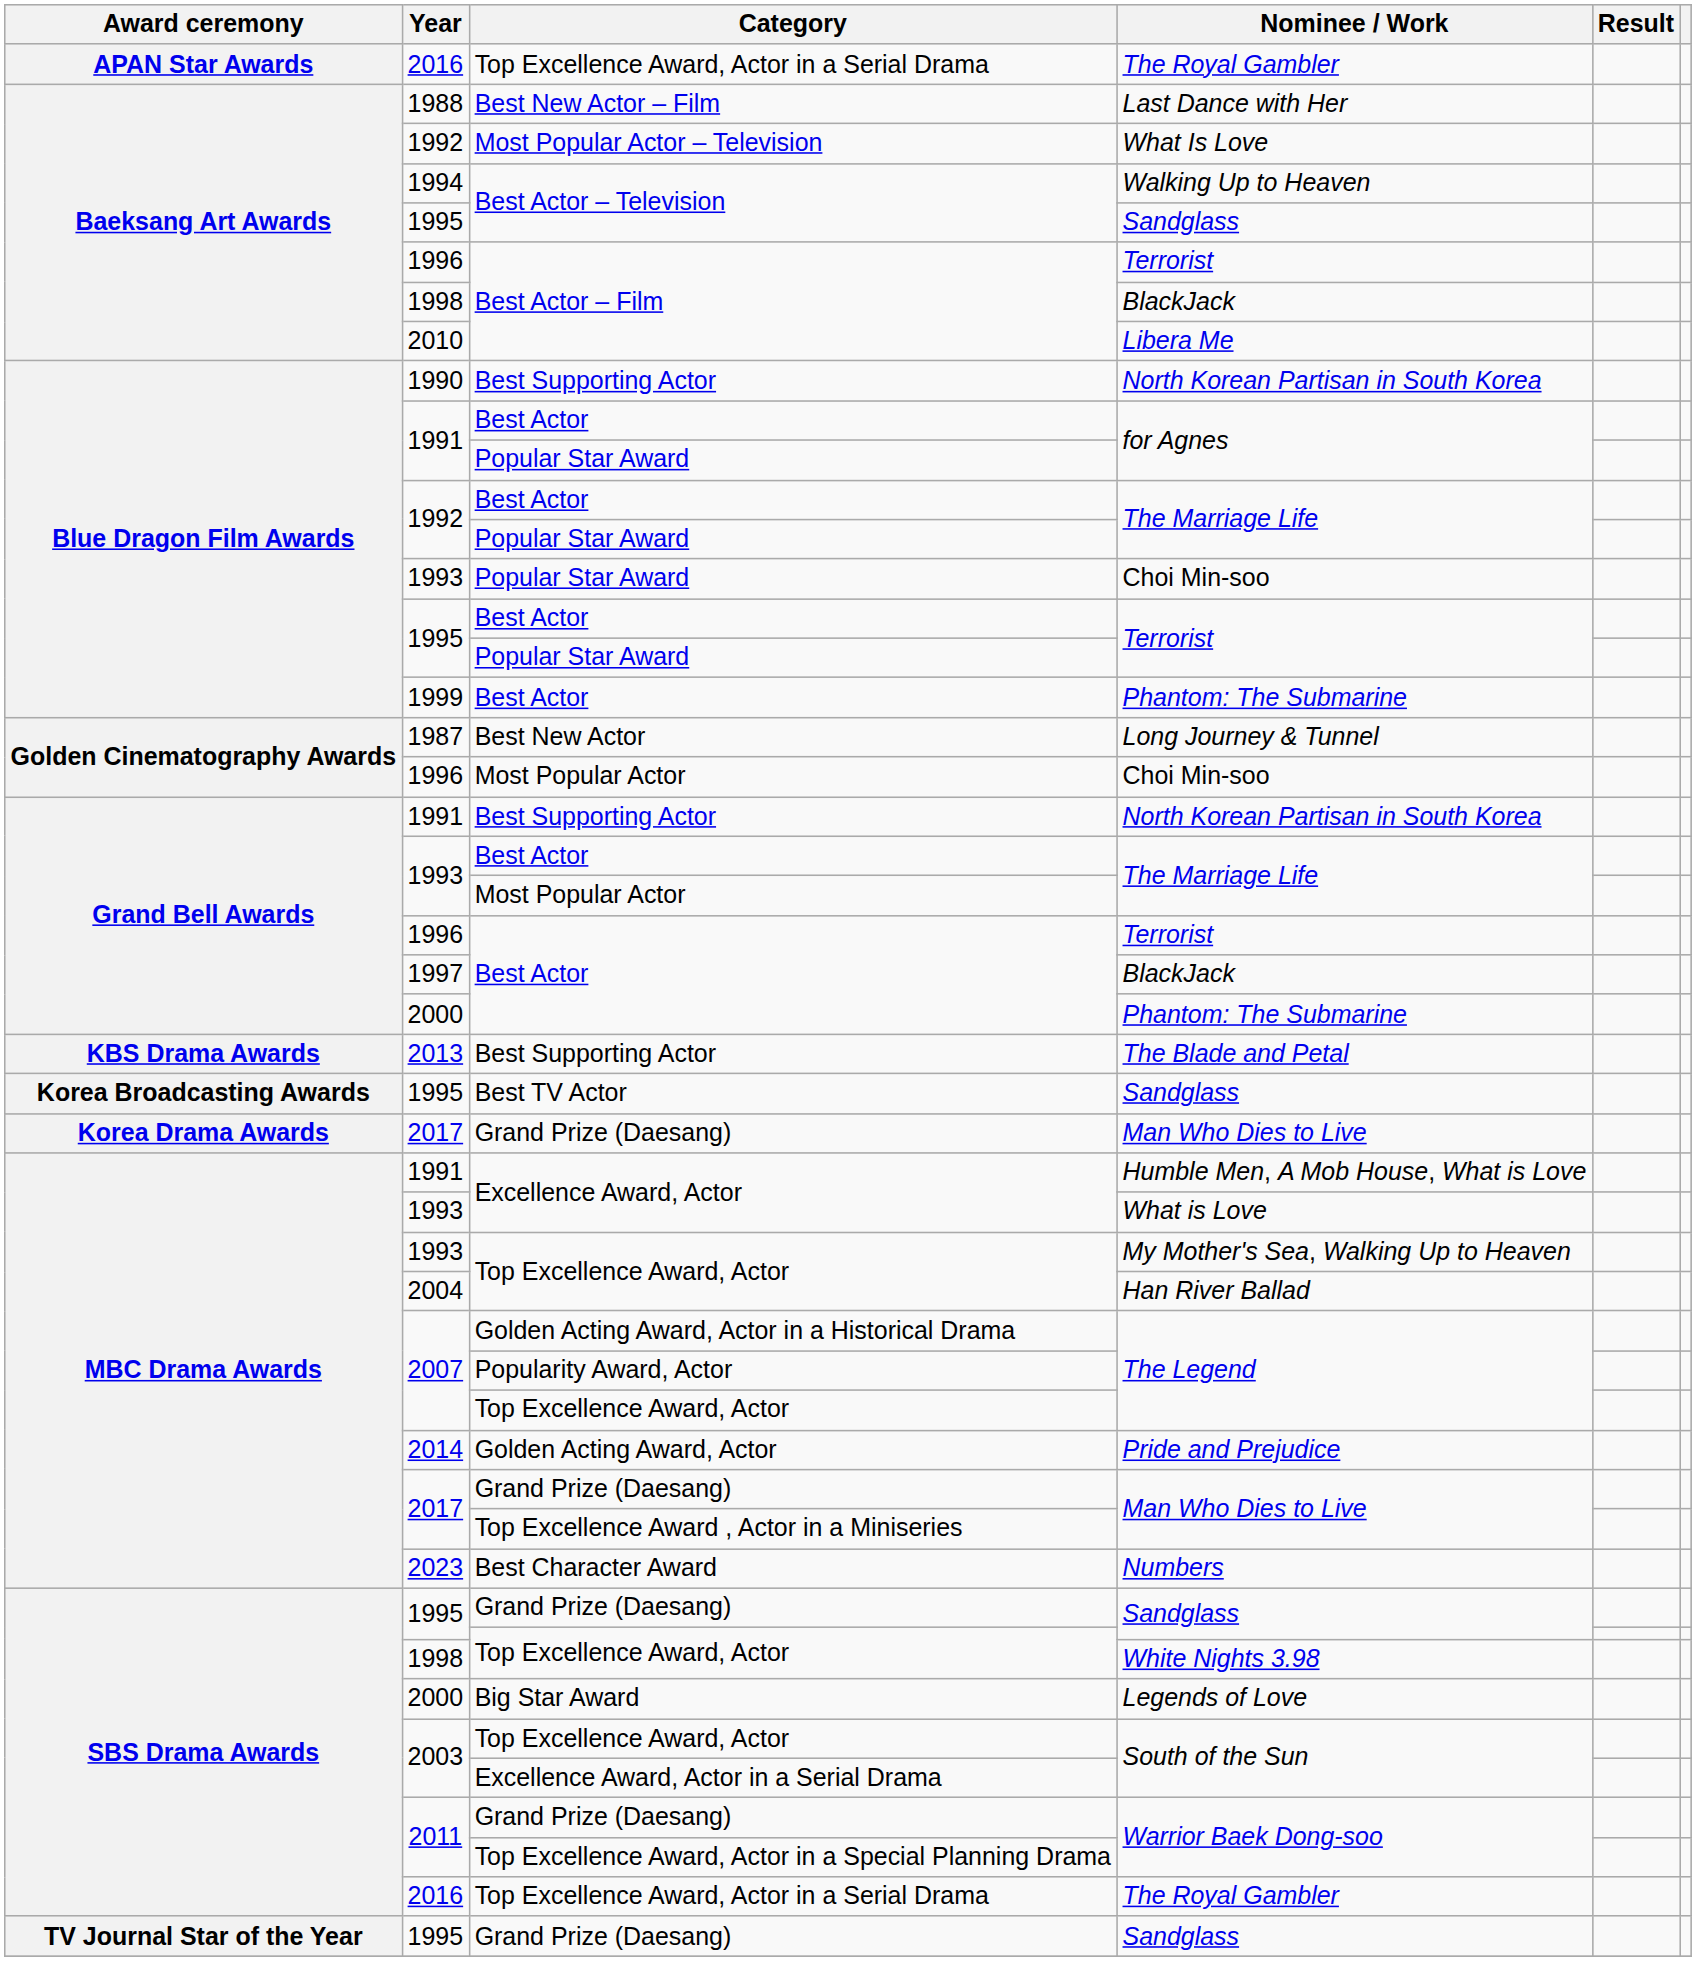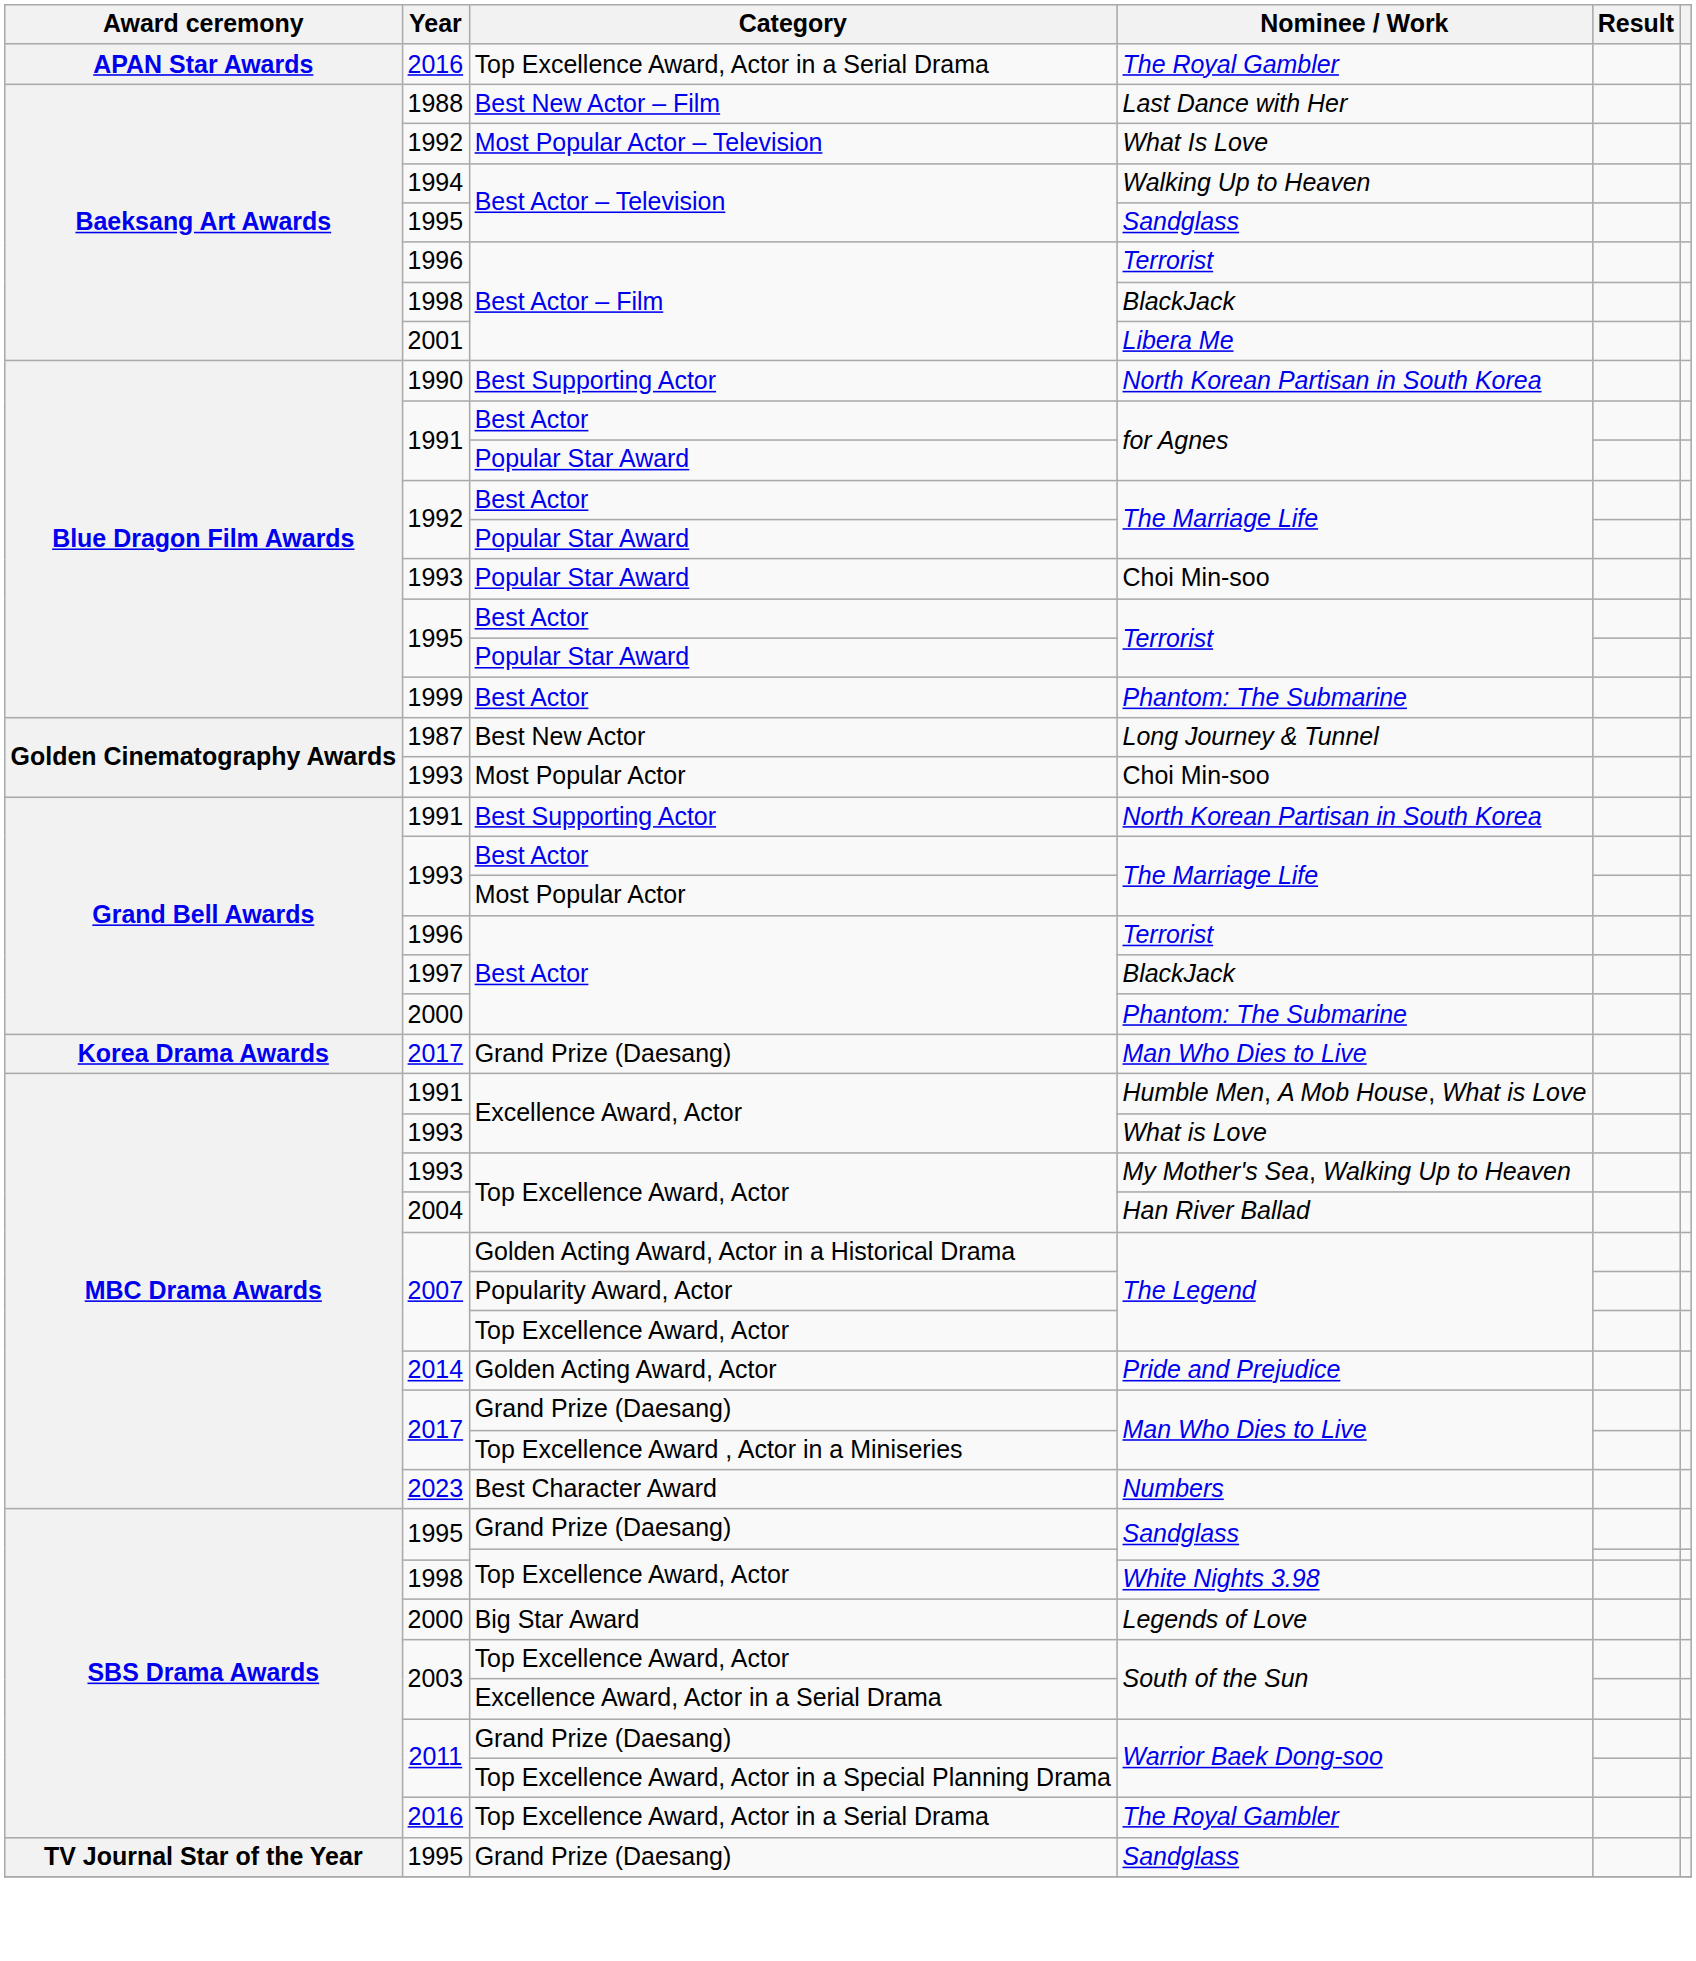(435, 340) 2010 -> (435, 340) 2001
(435, 776) 1996 -> (435, 776) 1993
- row: (595, 1053)
- row: (551, 1093)
